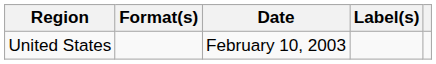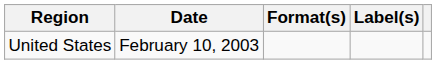columns swapped: (276, 18) <-> (159, 18)
